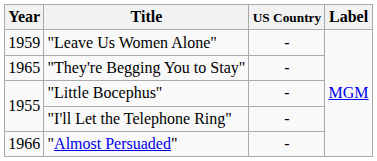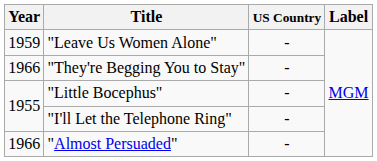(24, 67) 1965 -> (24, 67) 1966
